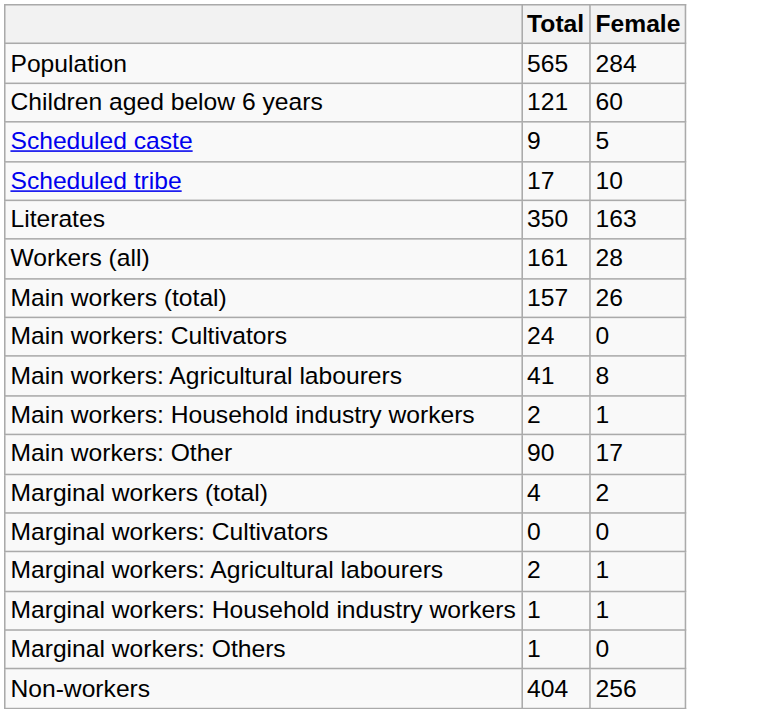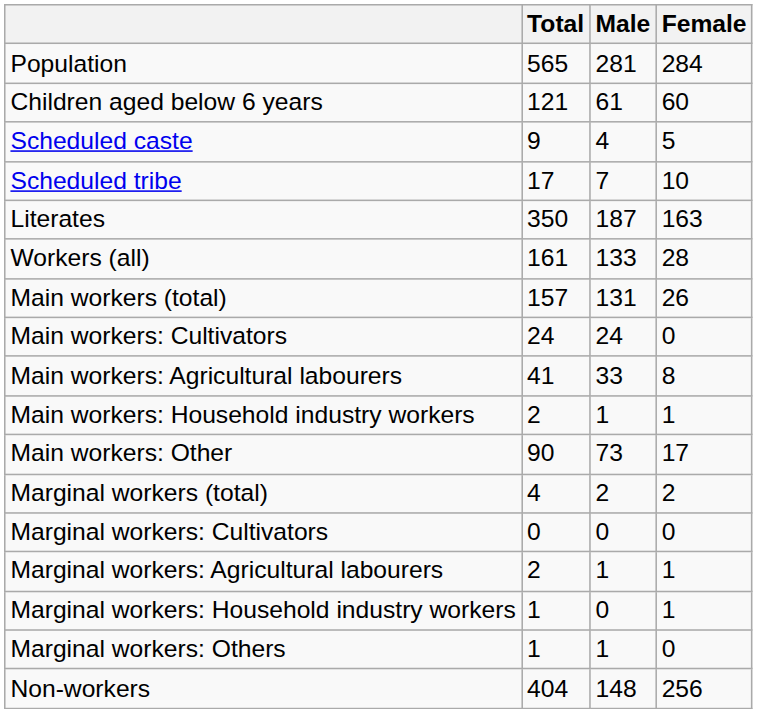+ column: (623, 24)
